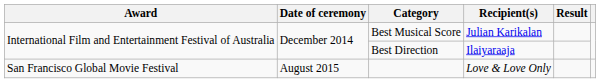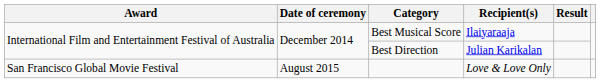(504, 31) Julian Karikalan -> (490, 31) Ilaiyaraaja
(490, 50) Ilaiyaraaja -> (504, 50) Julian Karikalan
